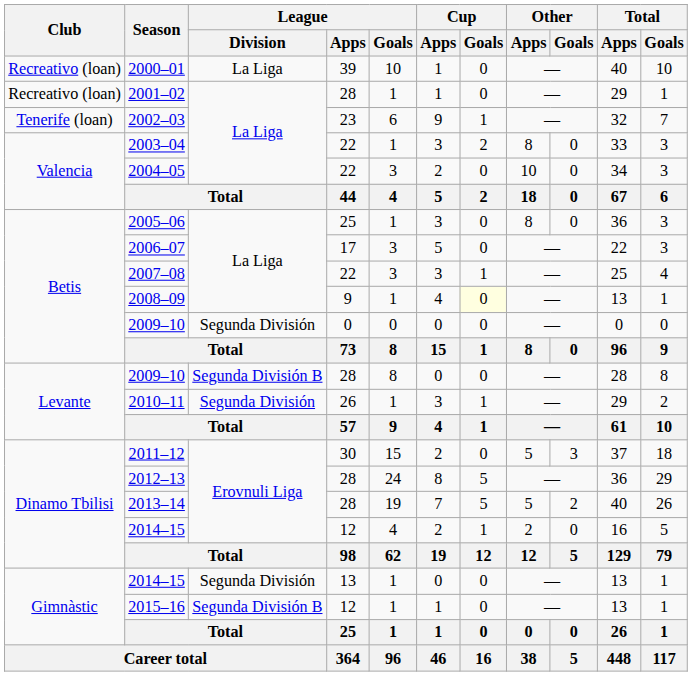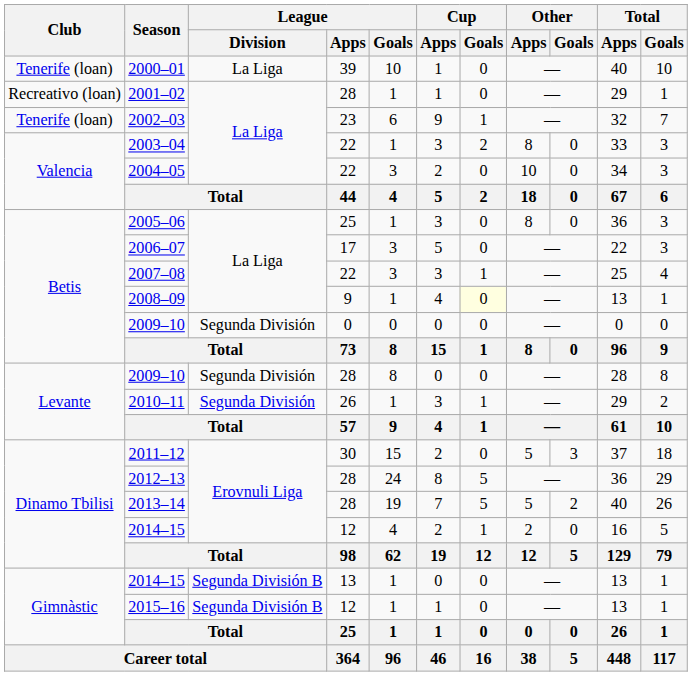(65, 68) Recreativo (loan) -> (65, 68) Tenerife (loan)
(257, 376) Segunda División B -> (257, 376) Segunda División
(257, 581) Segunda División -> (257, 581) Segunda División B
